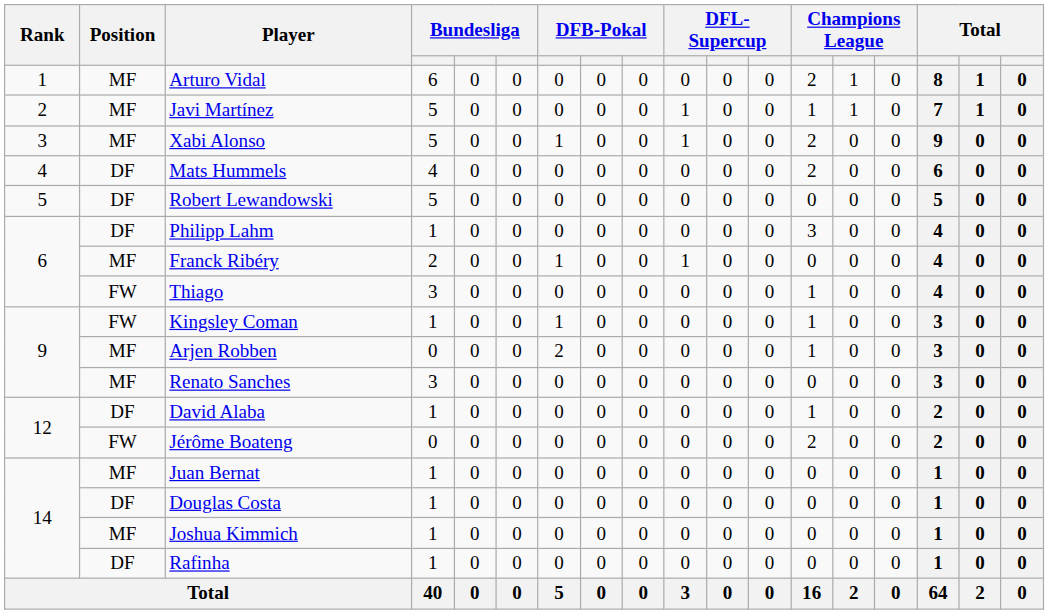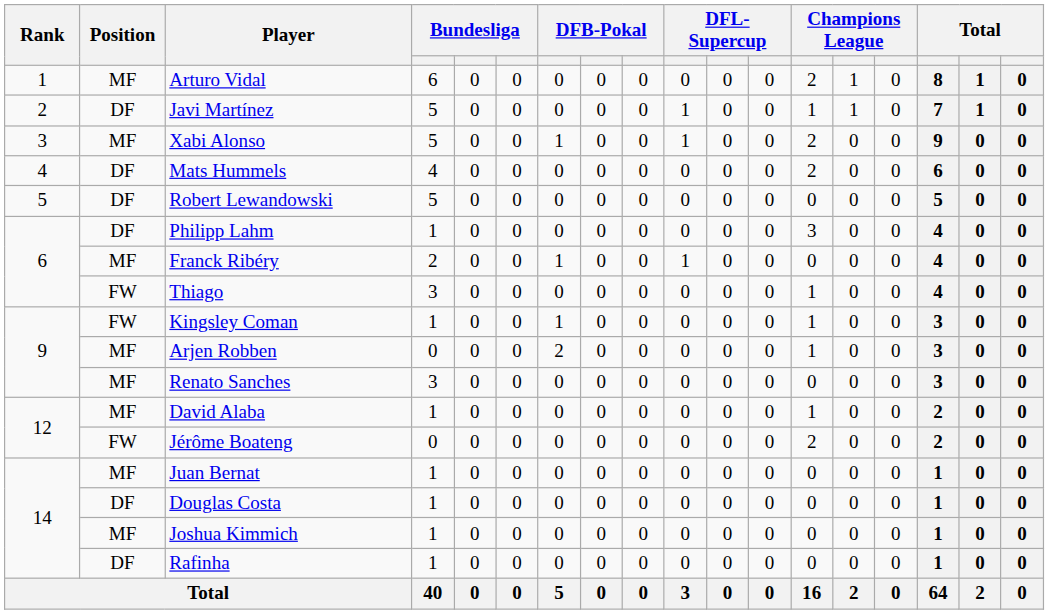(122, 110) MF -> (122, 110) DF
(122, 412) DF -> (122, 412) MF
